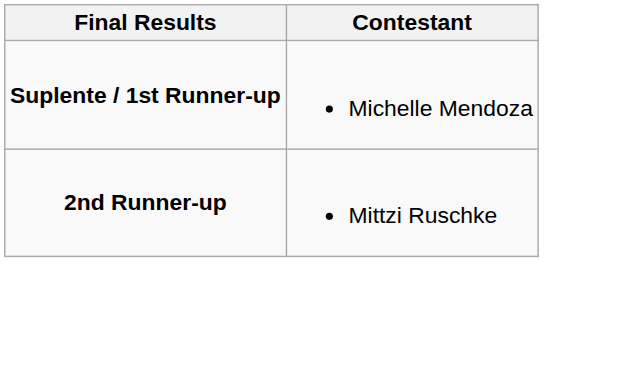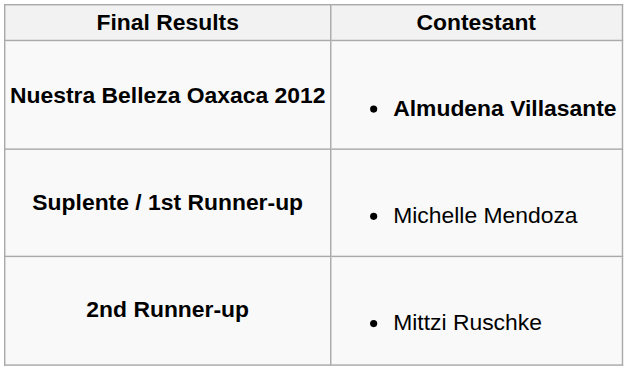+ row: (168, 94)
